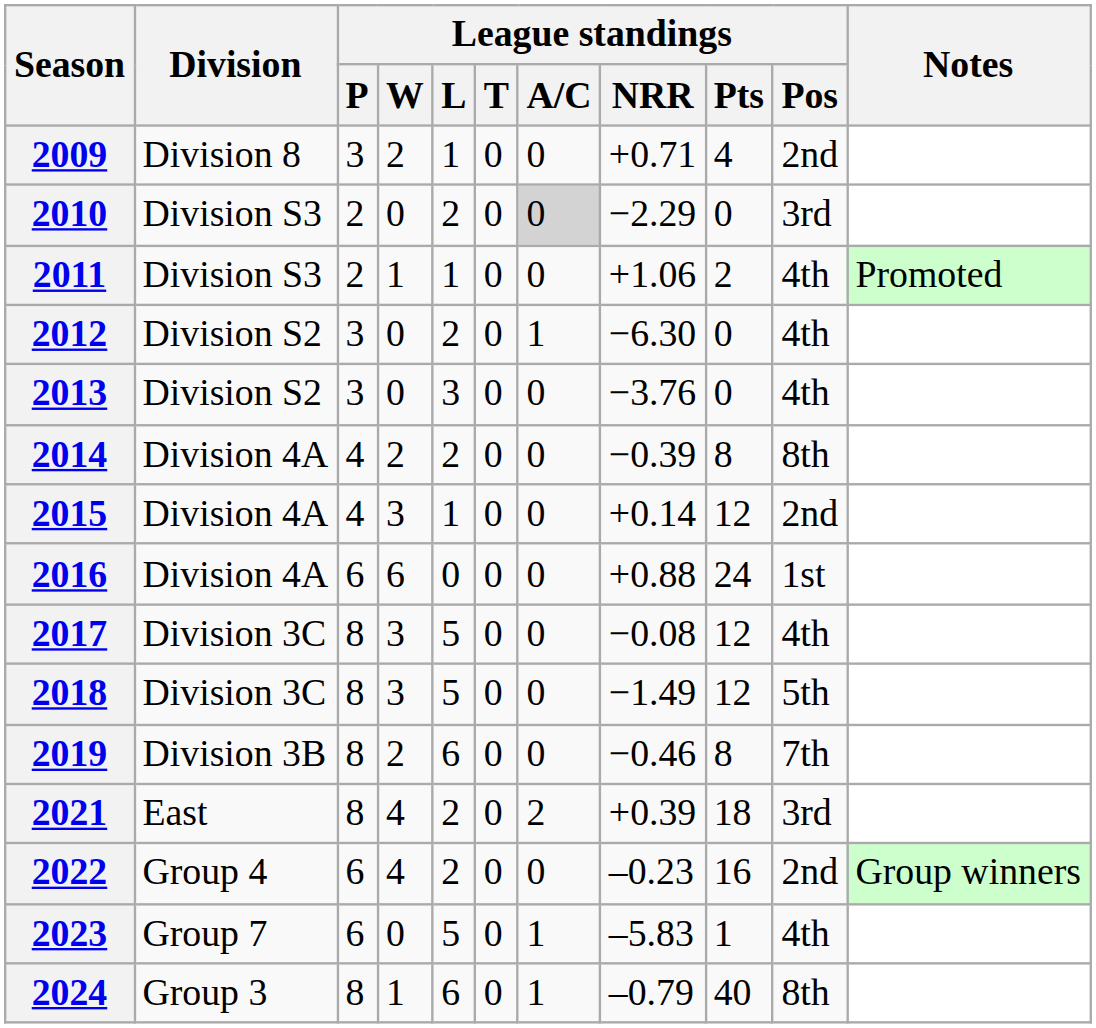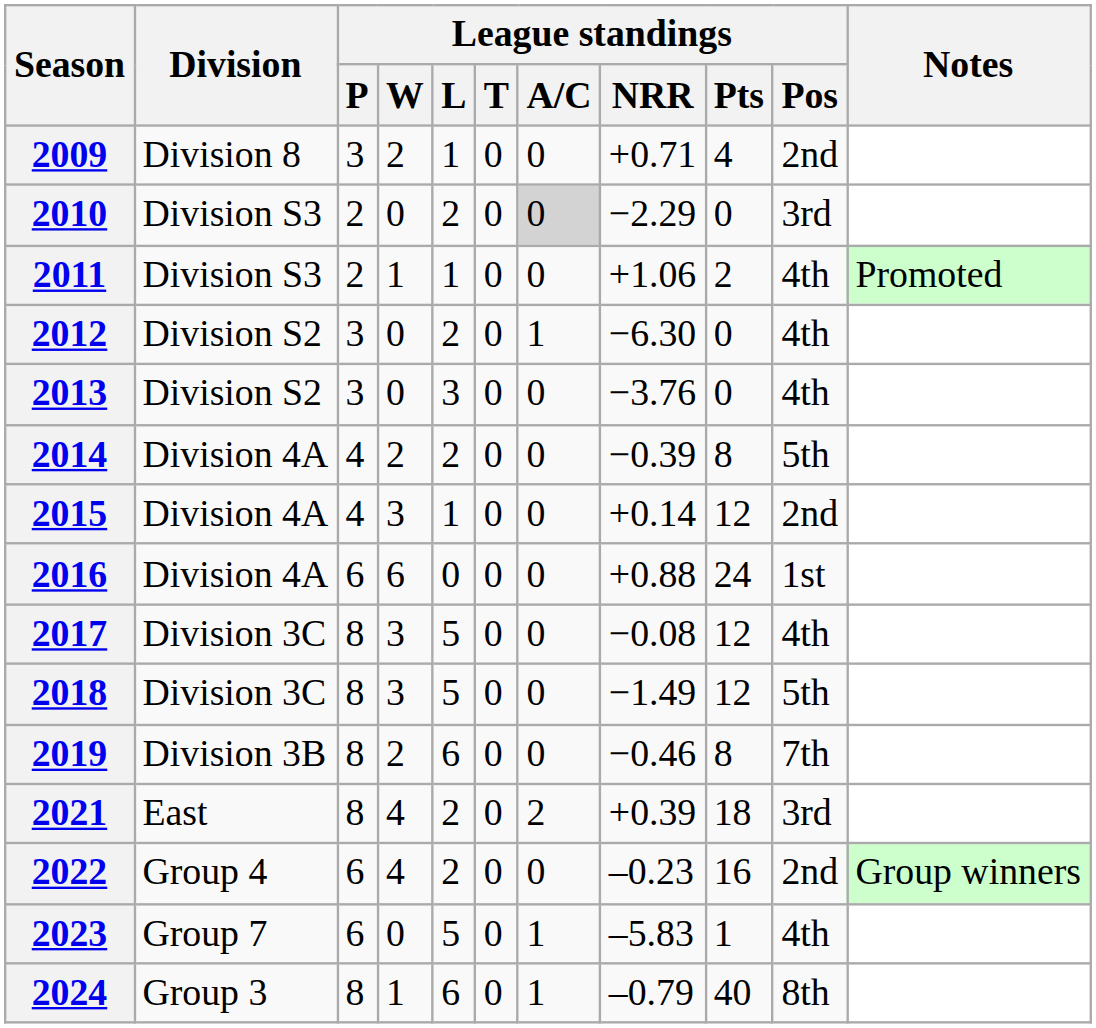(806, 453) 8th -> (806, 453) 5th
